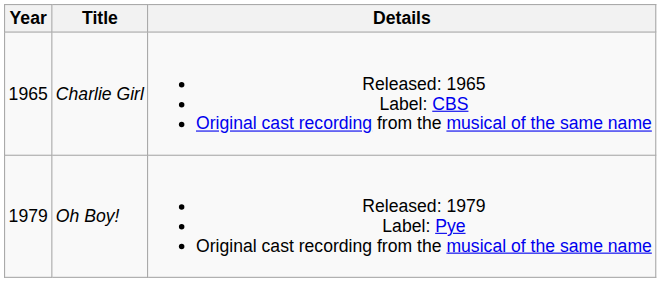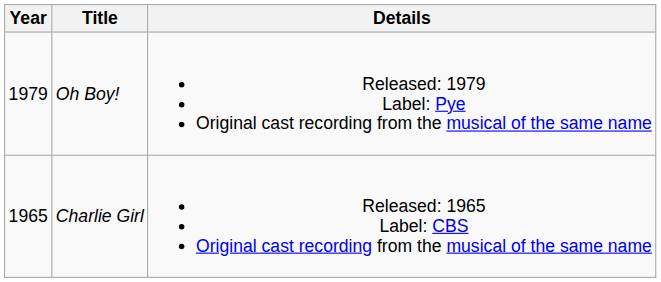rows swapped: (100, 93) <-> (88, 216)
